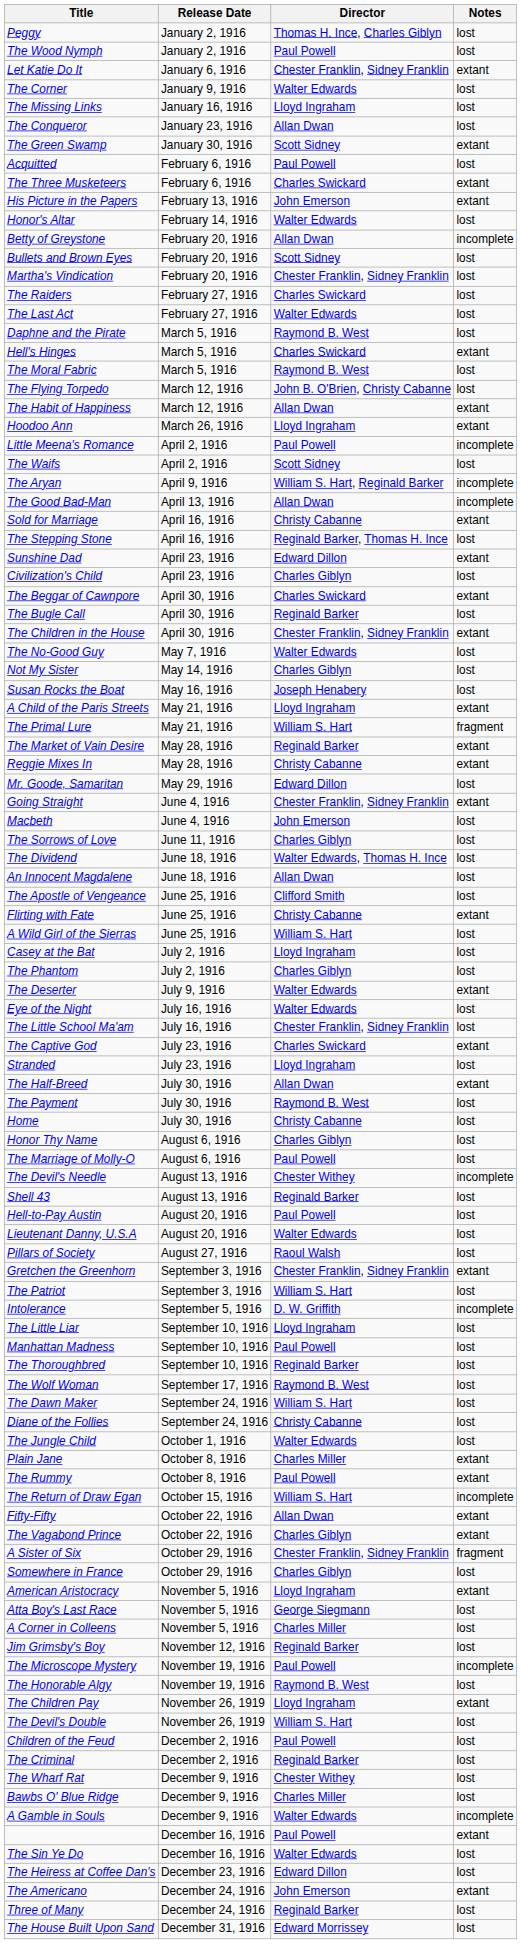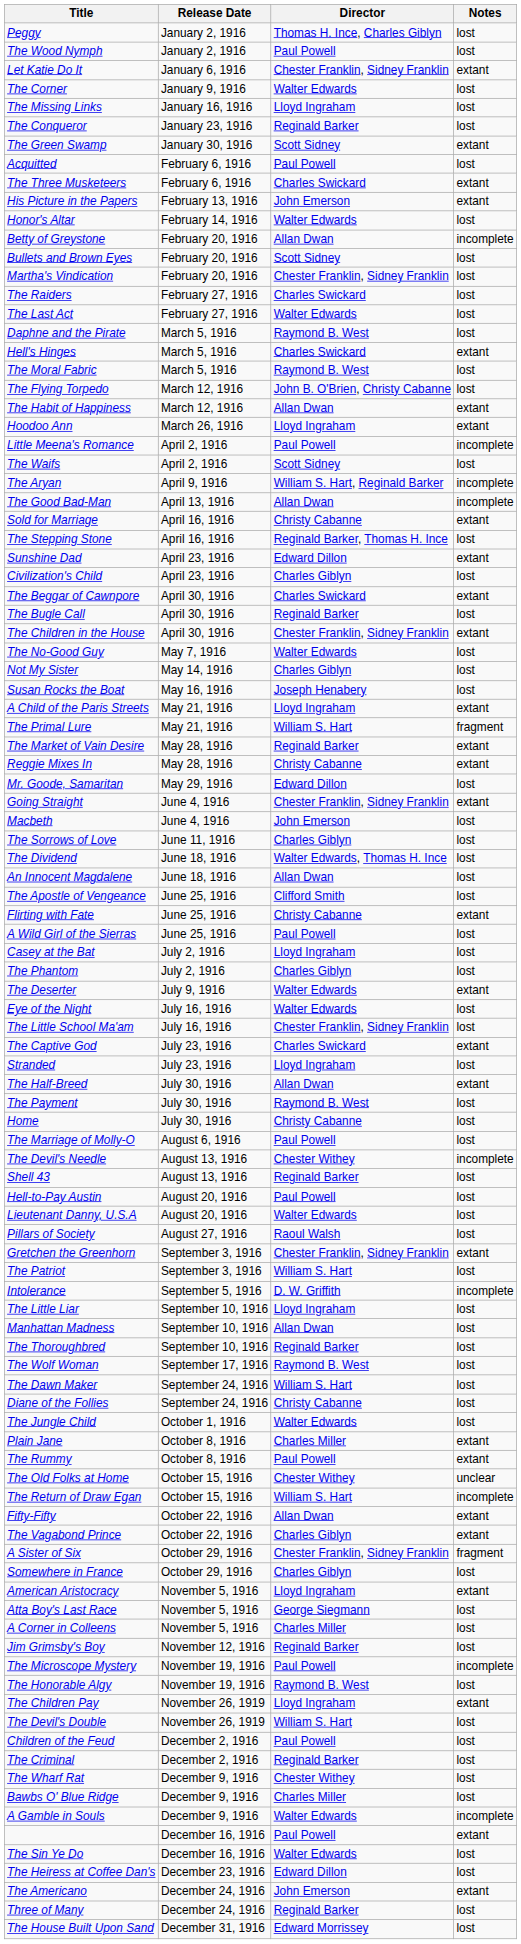(304, 126) Allan Dwan -> (316, 126) Reginald Barker
(313, 933) William S. Hart -> (305, 933) Paul Powell
- row: (52, 1140)
(305, 1347) Paul Powell -> (304, 1328) Allan Dwan
+ row: (68, 1478)
